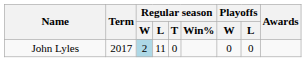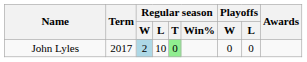(160, 48) 11 -> (161, 48) 10
(175, 48) no background -> (175, 48) lightgreen background
